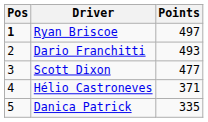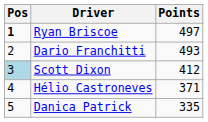(11, 70) no background -> (11, 70) lightblue background
(190, 70) 477 -> (190, 70) 412
